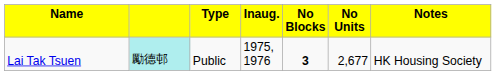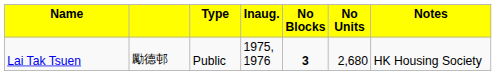(150, 59) paleturquoise background -> (150, 59) no background
(353, 60) 2,677 -> (353, 60) 2,680
